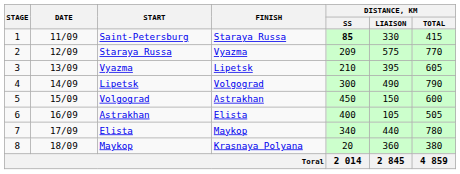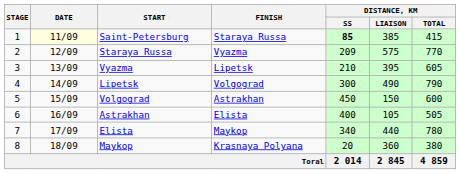(64, 37) no background -> (64, 37) lightyellow background
(391, 37) 330 -> (391, 37) 385
